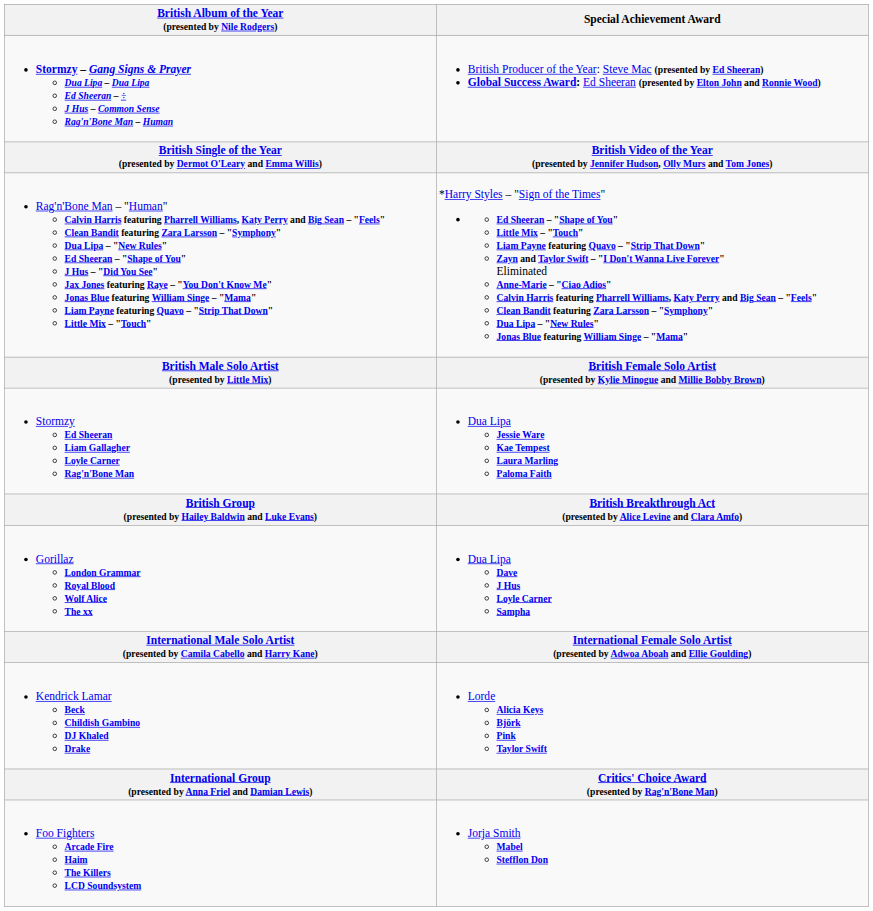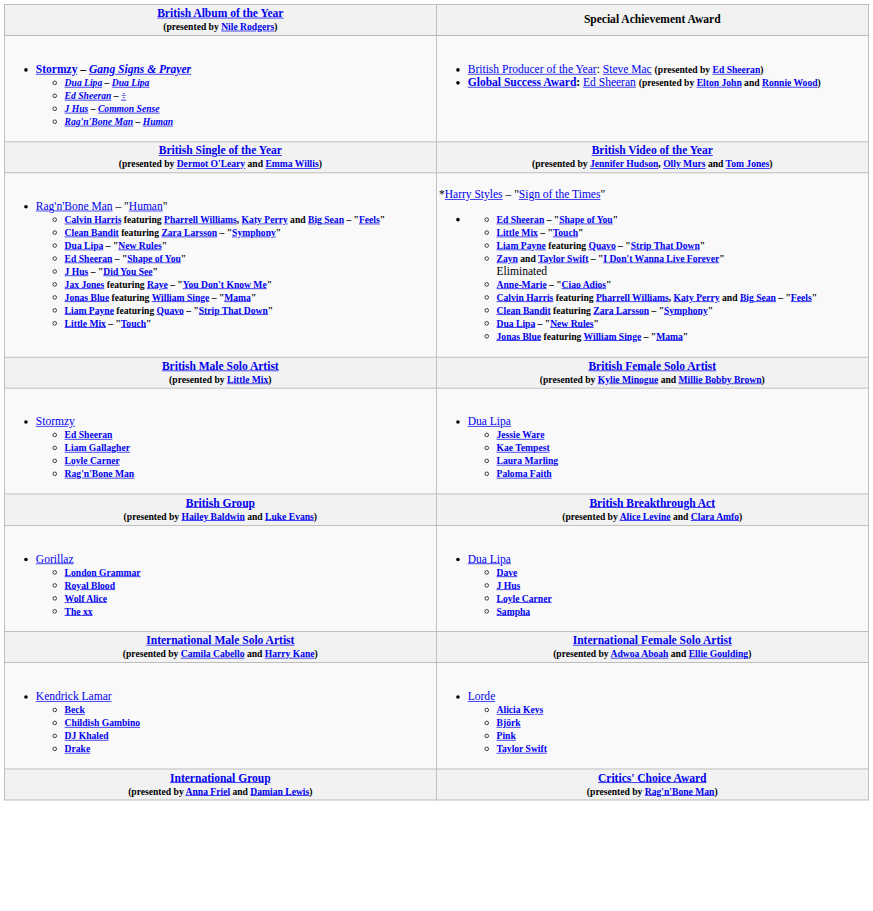- row: (220, 860)
